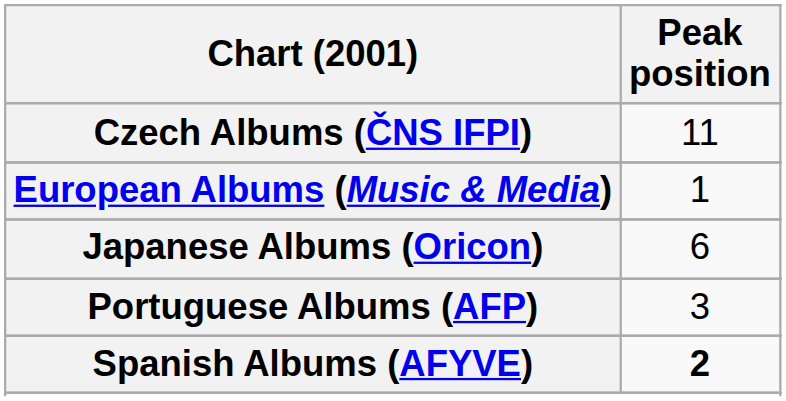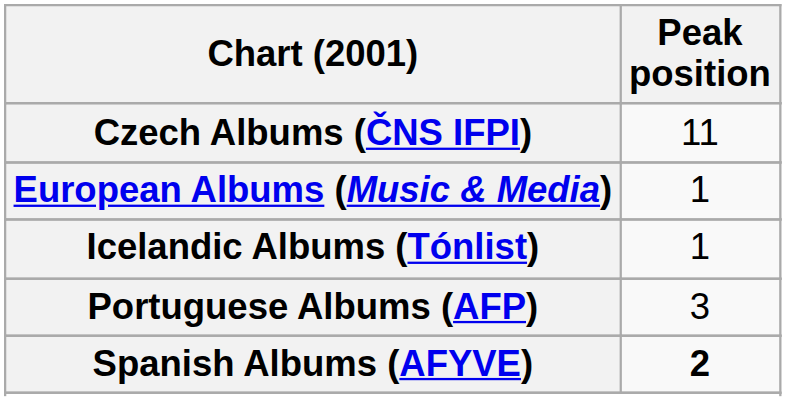+ row: (313, 248)
- row: (313, 248)
